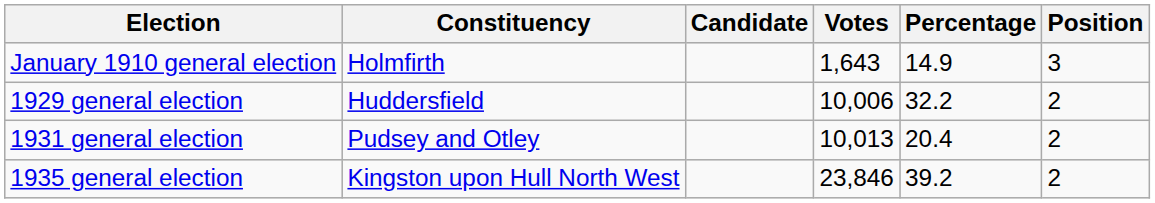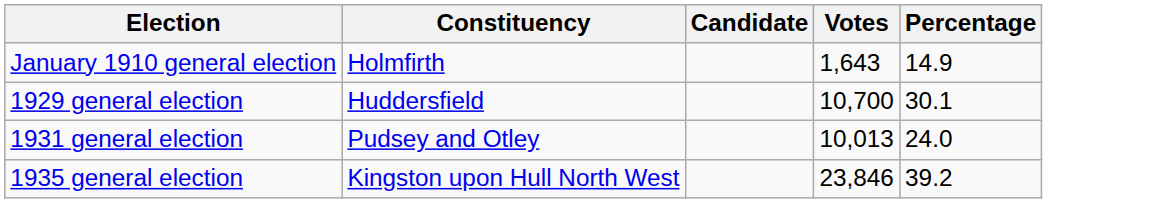- column: (1095, 23)
(857, 100) 10,006 -> (857, 100) 10,700
(929, 100) 32.2 -> (929, 100) 30.1
(929, 139) 20.4 -> (929, 139) 24.0
